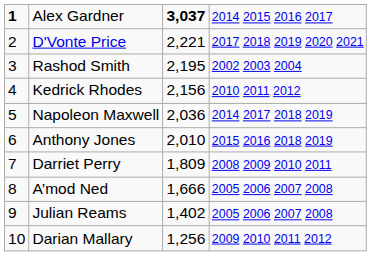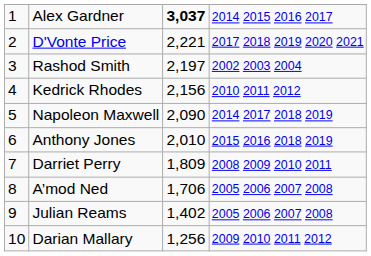(12, 16) bold -> (12, 16) normal
(186, 66) 2,195 -> (186, 66) 2,197
(186, 115) 2,036 -> (186, 115) 2,090
(186, 189) 1,666 -> (186, 189) 1,706
